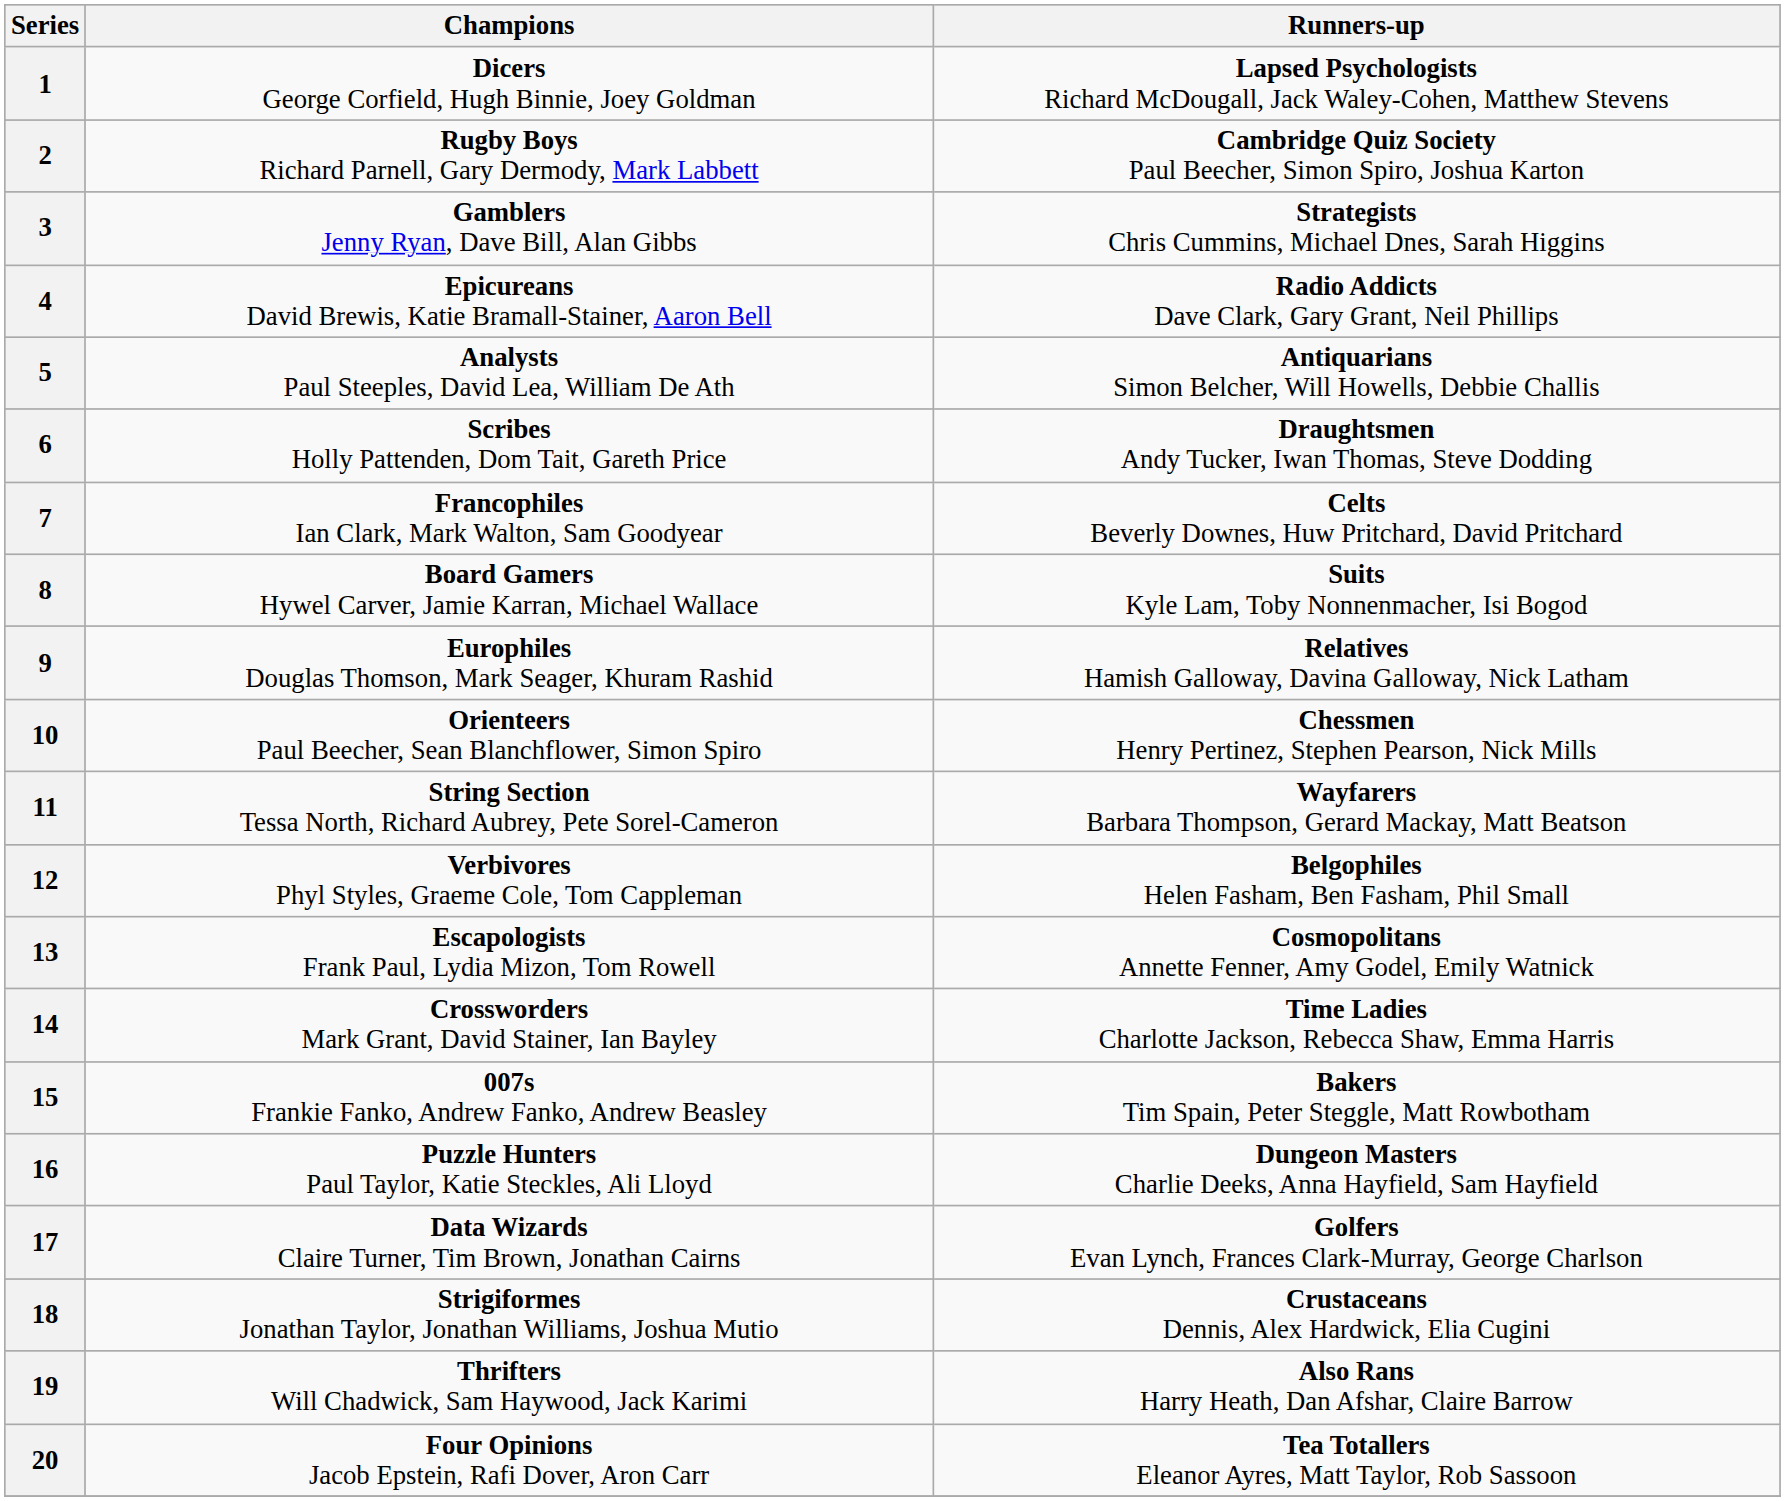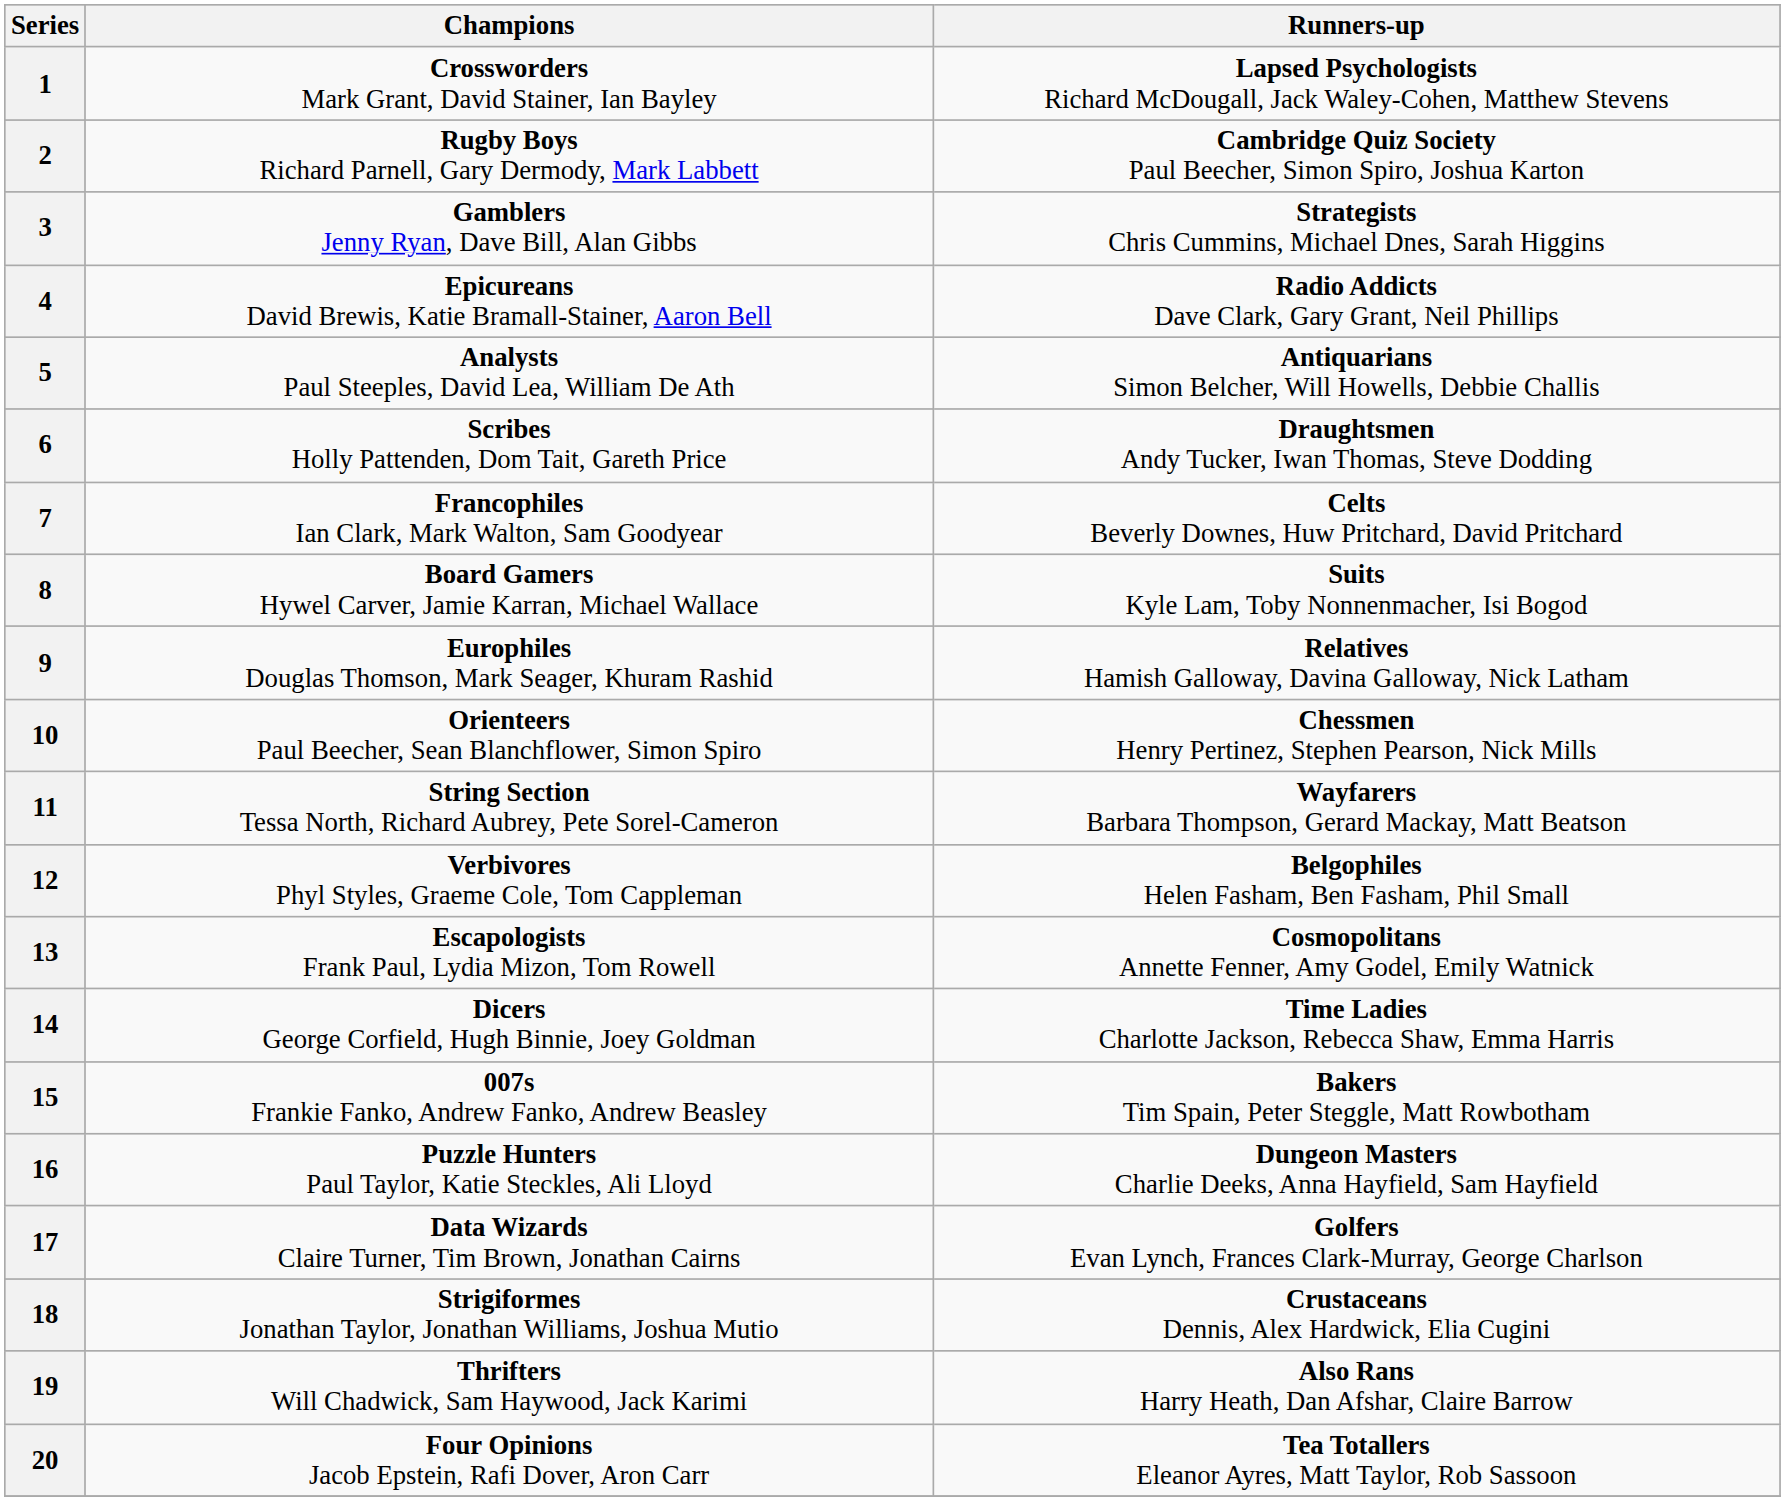(509, 83) Dicers George Corfield, Hugh Binnie, Joey Goldman -> (509, 83) Crossworders Mark Grant, David Stainer, Ian Bayley
(509, 1024) Crossworders Mark Grant, David Stainer, Ian Bayley -> (509, 1024) Dicers George Corfield, Hugh Binnie, Joey Goldman
